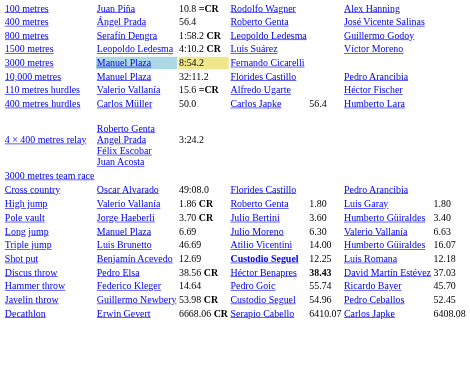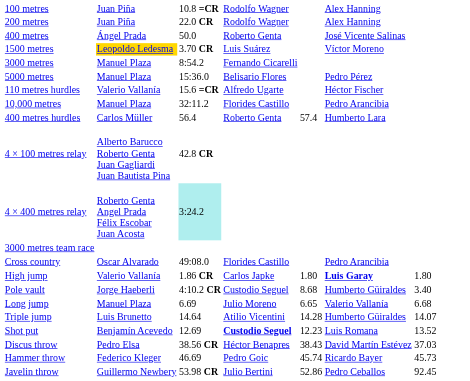+ row: (27, 22)
(188, 22) 56.4 -> (188, 35) 50.0
- row: (27, 35)
(135, 49) no background -> (135, 49) gold background
(200, 49) 4:10.2 CR -> (196, 49) 3.70 CR
(124, 63) lightblue background -> (124, 63) no background
(191, 63) khaki background -> (191, 63) no background
+ row: (29, 76)
rows swapped: (33, 76) <-> (42, 90)
(188, 104) 50.0 -> (188, 117) 56.4
(256, 104) Carlos Japke -> (252, 117) Roberto Genta
(318, 104) 56.4 -> (309, 117) 57.4
+ row: (46, 153)
(191, 140) no background -> (191, 211) paleturquoise background
(260, 204) Roberto Genta -> (249, 276) Carlos Japke
(366, 204) normal -> (349, 276) bold
(196, 218) 3.70 CR -> (200, 290) 4:10.2 CR
(255, 218) Julio Bertini -> (256, 290) Custodio Seguel
(318, 218) 3.60 -> (309, 290) 8.68
(318, 231) 6.30 -> (309, 303) 6.65
(442, 231) 6.63 -> (423, 303) 6.68
(190, 245) 46.69 -> (190, 317) 14.64
(320, 245) 14.00 -> (311, 317) 14.28
(445, 245) 16.07 -> (425, 317) 14.07
(320, 259) 12.25 -> (311, 331) 12.23
(445, 259) 12.18 -> (425, 331) 13.52
(320, 272) bold -> (311, 344) normal
(190, 286) 14.64 -> (190, 358) 46.69
(320, 286) 55.74 -> (311, 358) 45.74
(445, 286) 45.70 -> (425, 358) 45.73
(263, 300) Custodio Seguel -> (248, 371) Julio Bertini
(320, 300) 54.96 -> (311, 371) 52.86
(445, 300) 52.45 -> (425, 371) 92.45
- row: (25, 313)
